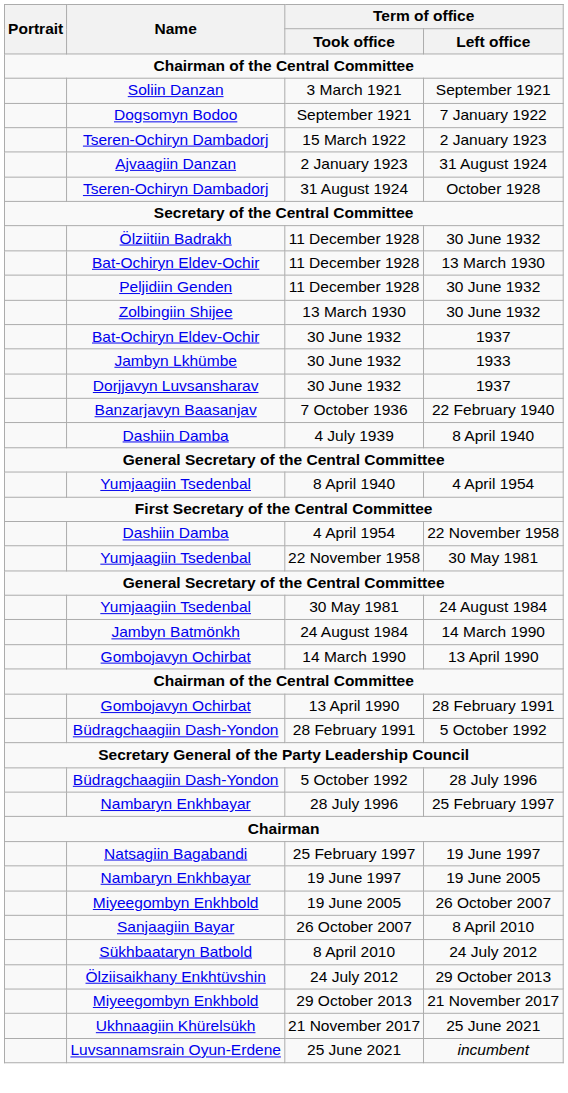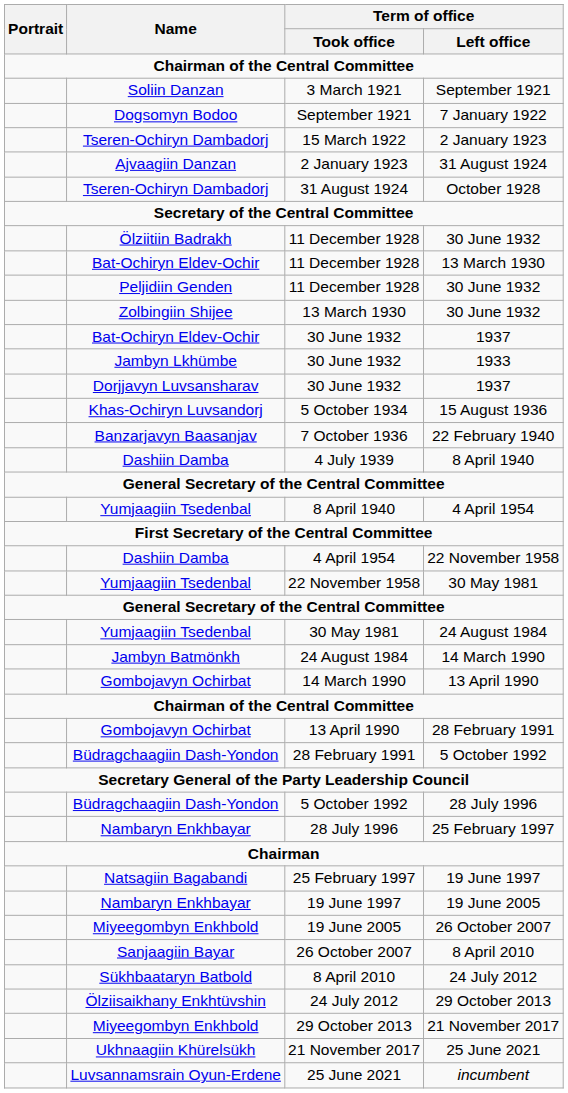+ row: (176, 410)
